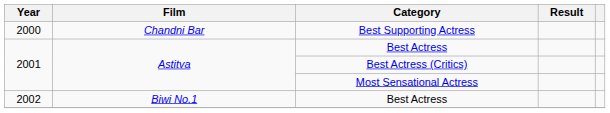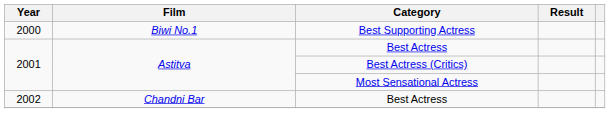(174, 30) Chandni Bar -> (174, 30) Biwi No.1
(174, 99) Biwi No.1 -> (174, 99) Chandni Bar
